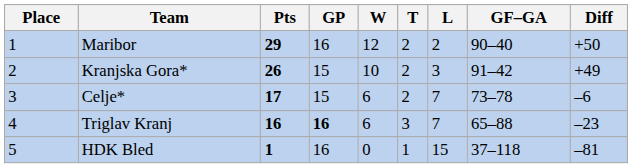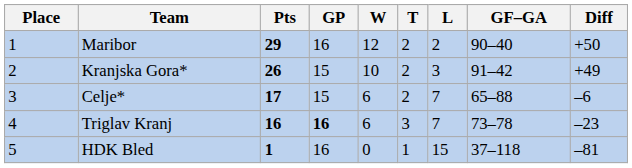(492, 96) 73–78 -> (492, 96) 65–88
(492, 123) 65–88 -> (492, 123) 73–78
